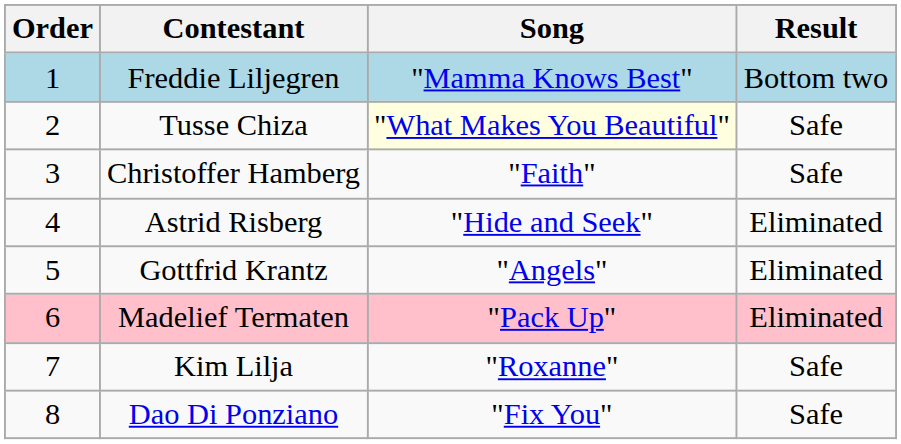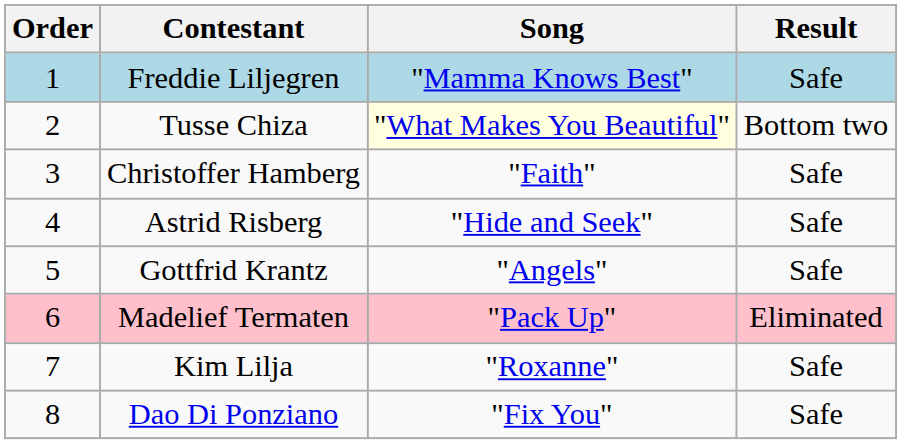(816, 76) Bottom two -> (816, 76) Safe
(816, 125) Safe -> (816, 125) Bottom two
(816, 221) Eliminated -> (816, 221) Safe
(816, 269) Eliminated -> (816, 269) Safe
